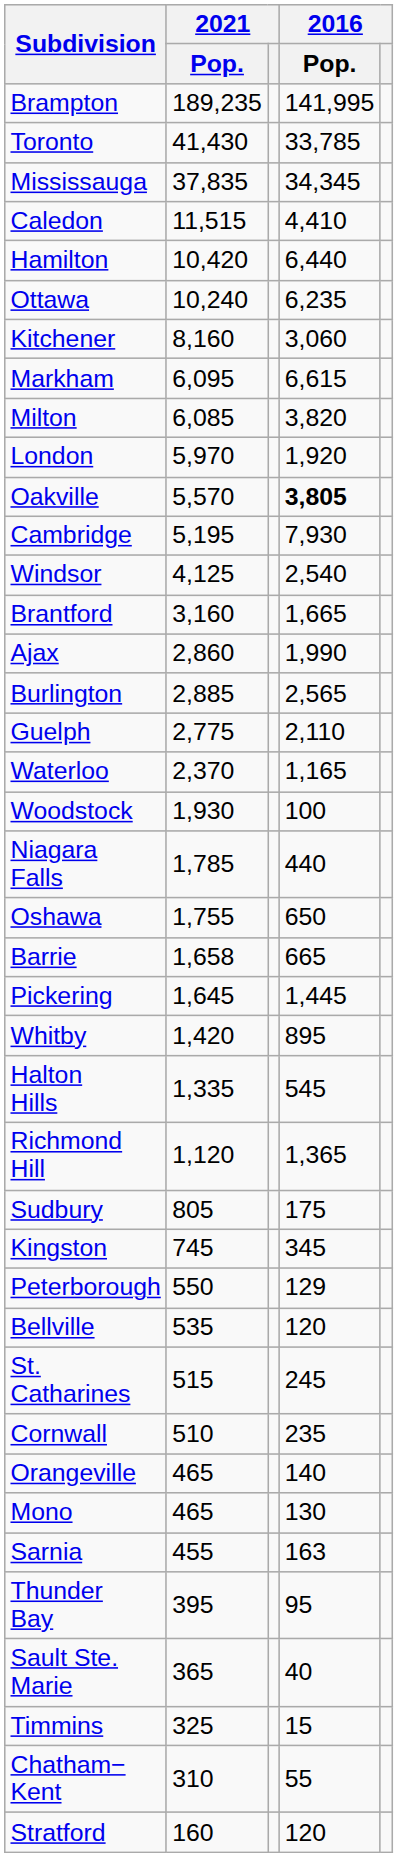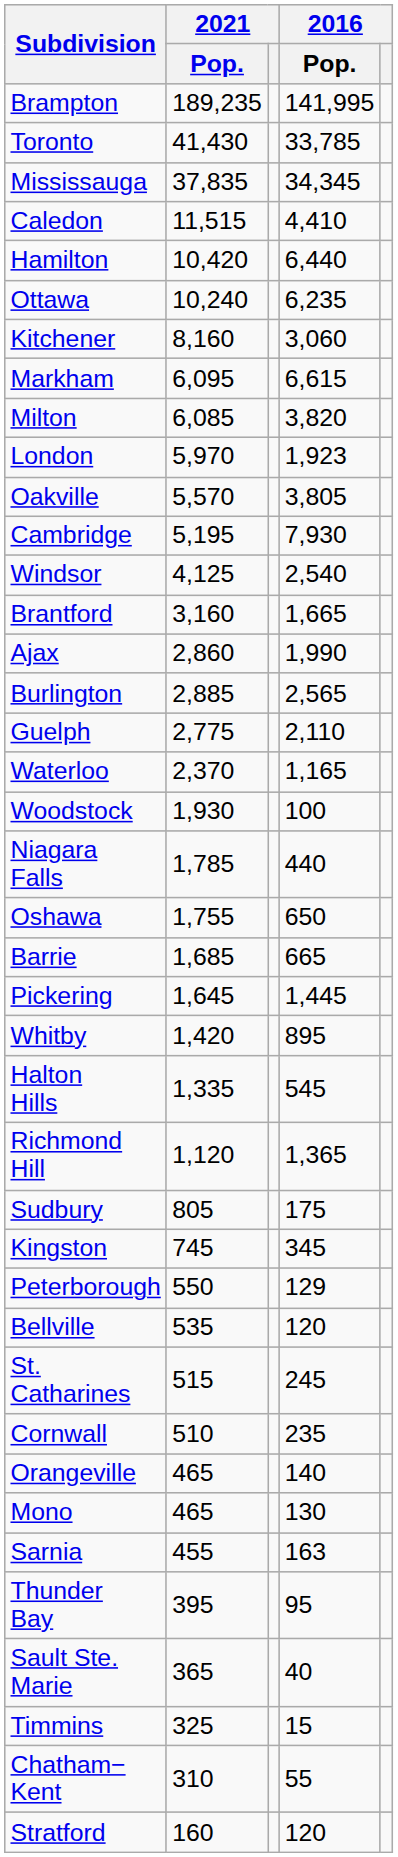(316, 456) 1,920 -> (316, 456) 1,923
(316, 496) bold -> (316, 496) normal
(203, 956) 1,658 -> (203, 956) 1,685
